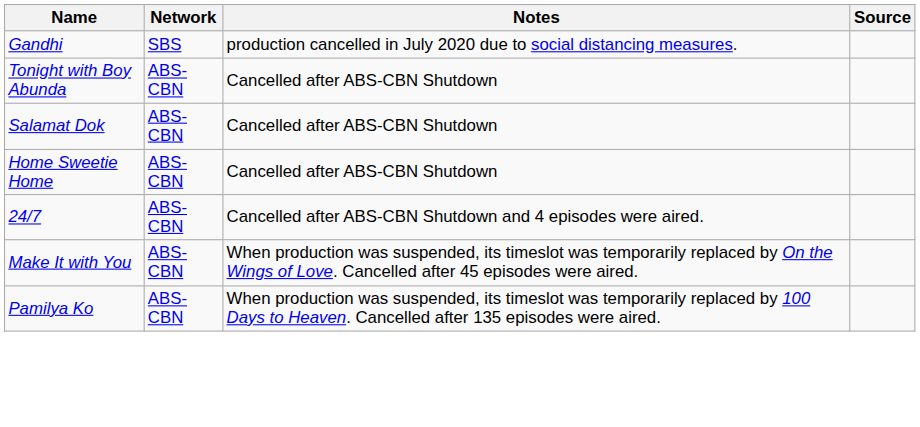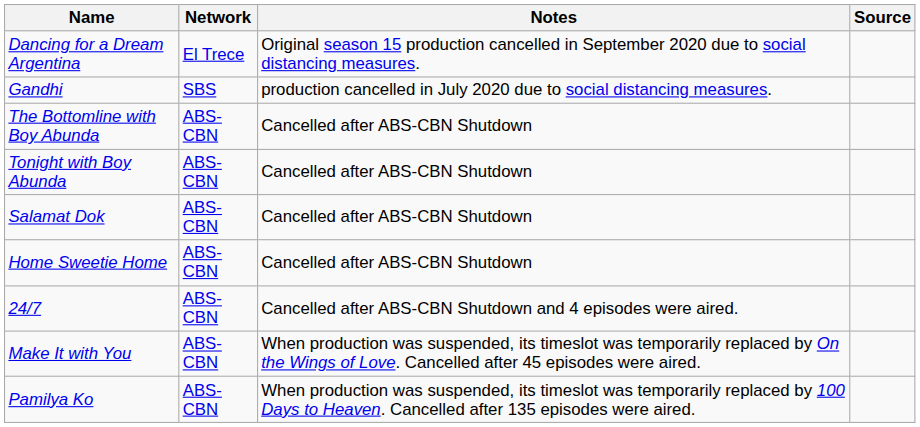+ row: (86, 53)
+ row: (82, 126)
